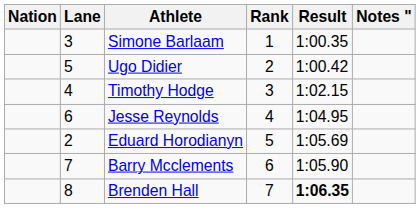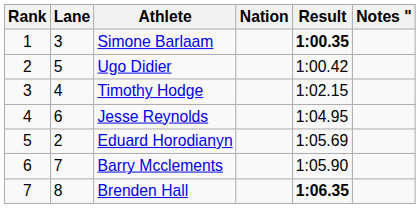columns swapped: (269, 16) <-> (32, 16)
(322, 41) normal -> (322, 41) bold
